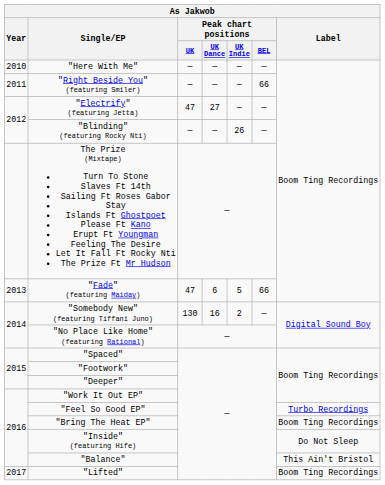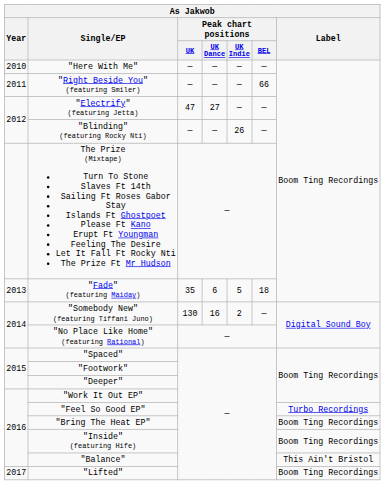(190, 290) 47 -> (190, 290) 35
(264, 290) 66 -> (264, 290) 18
(328, 441) Do Not Sleep -> (328, 441) Boom Ting Recordings
